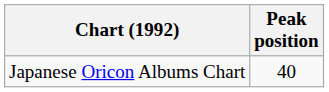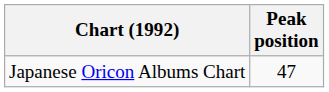(286, 71) 40 -> (286, 71) 47
